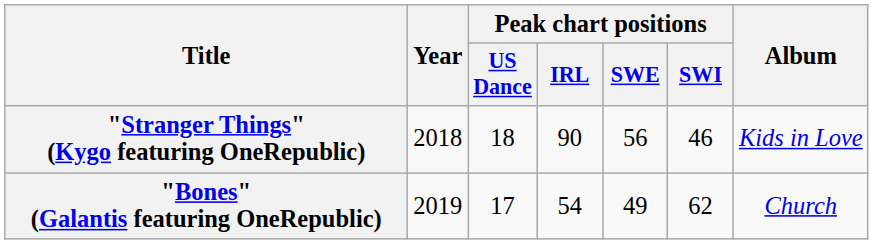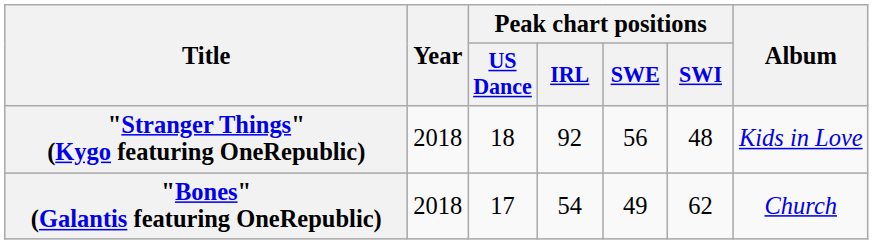(570, 138) 90 -> (570, 138) 92
(701, 138) 46 -> (701, 138) 48
(438, 205) 2019 -> (438, 205) 2018
